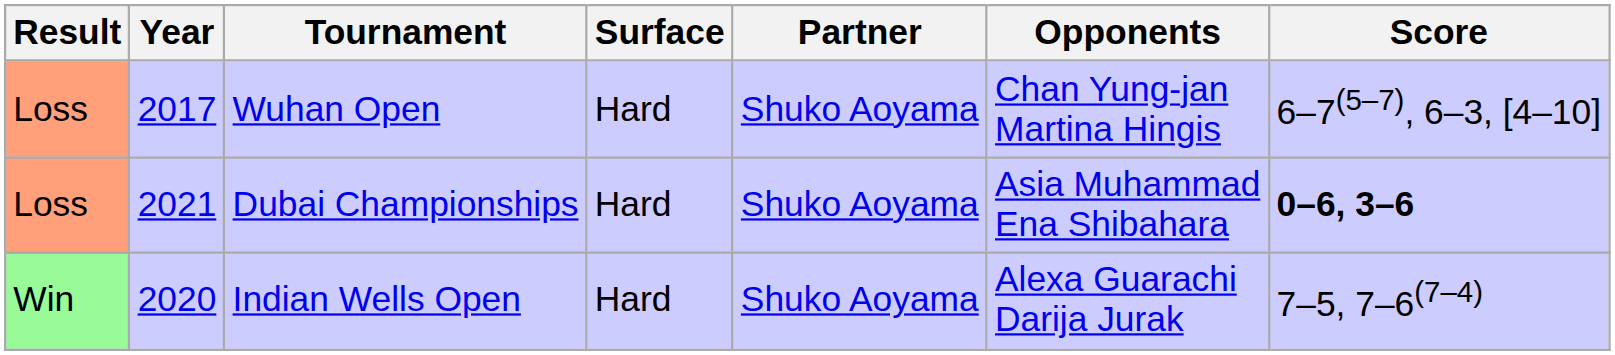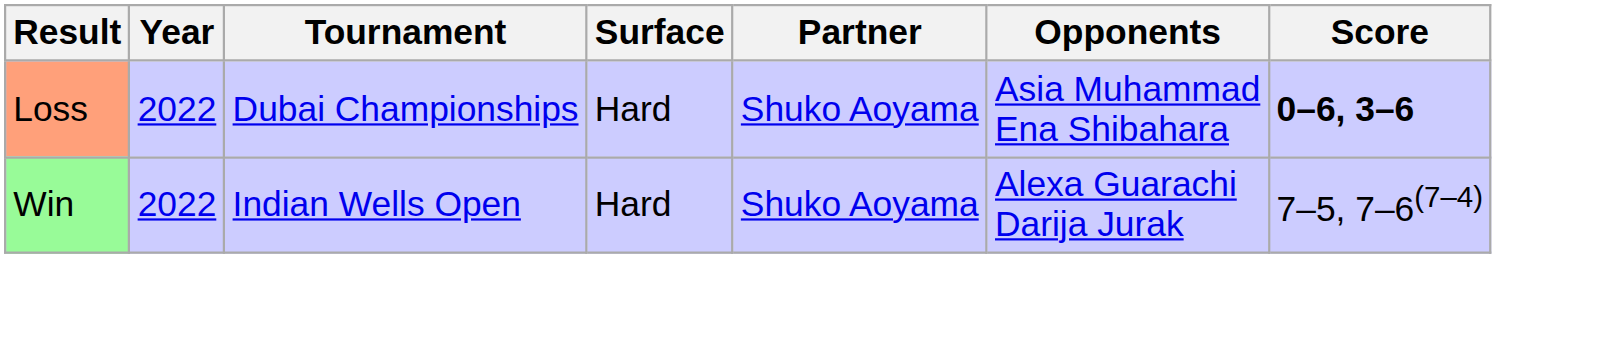- row: (336, 108)
(177, 204) 2021 -> (177, 108) 2022
(177, 300) 2020 -> (177, 204) 2022
